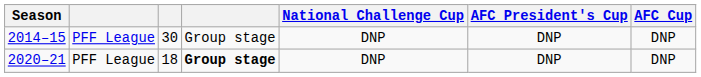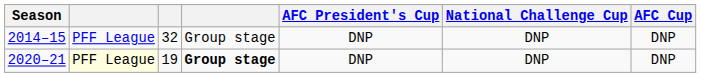columns swapped: (373, 16) <-> (549, 16)
(170, 38) 30 -> (170, 38) 32
(114, 61) no background -> (114, 61) lightyellow background
(170, 61) 18 -> (170, 61) 19
